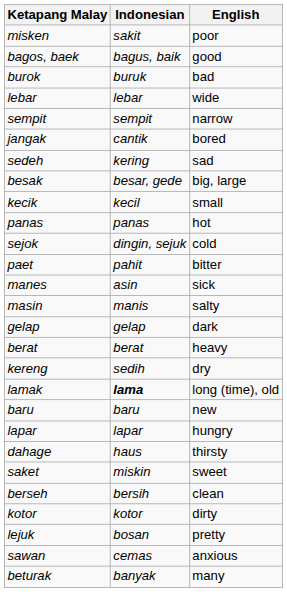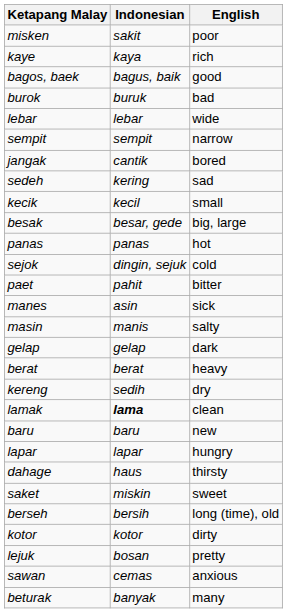+ row: (21, 56)
rows swapped: (25, 181) <-> (22, 202)
(236, 389) long (time), old -> (208, 410) clean
(208, 493) clean -> (236, 514) long (time), old
